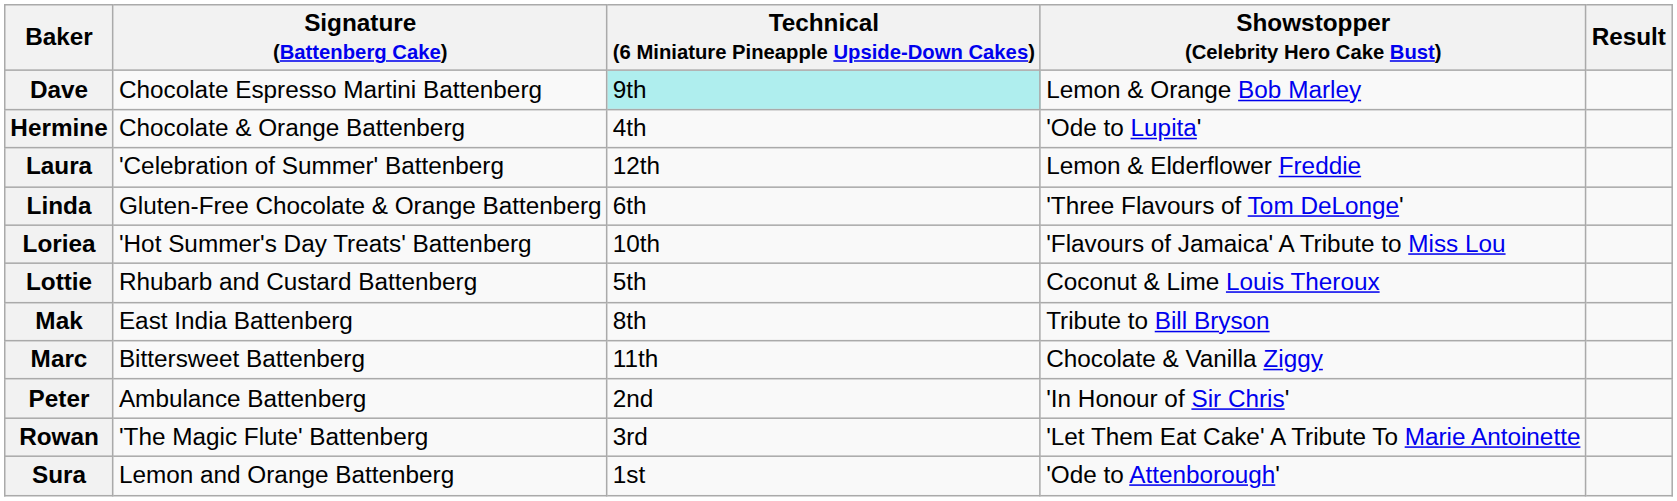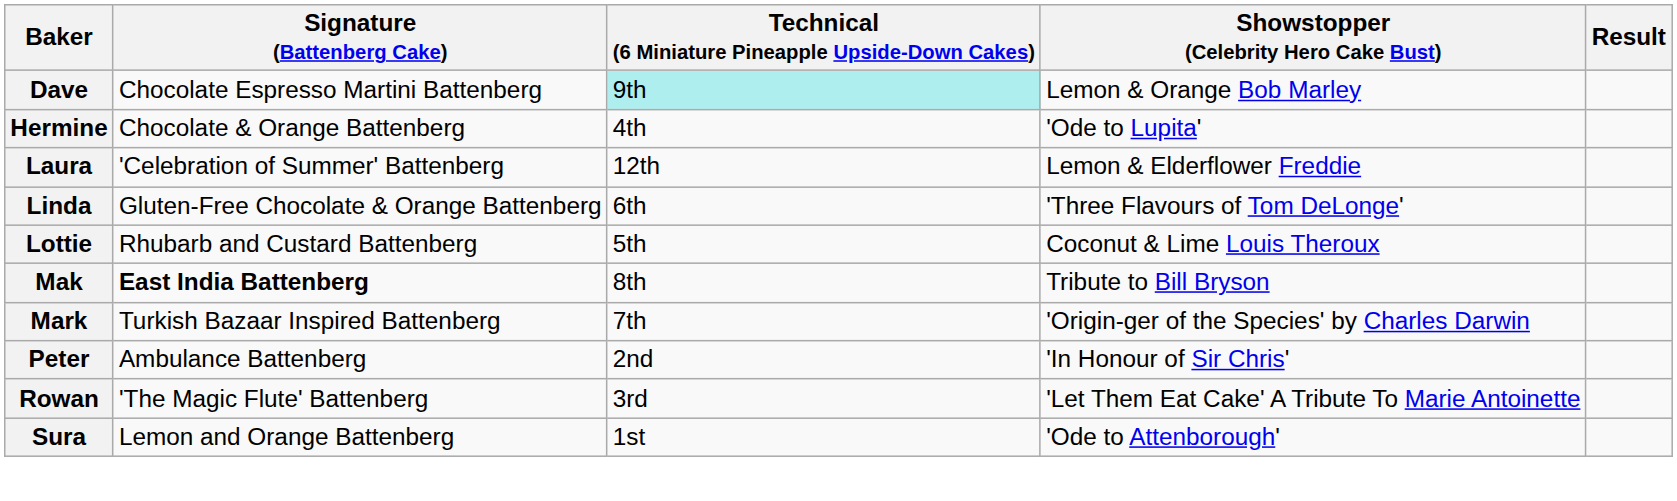- row: (59, 243)
(236, 321) normal -> (244, 282) bold
- row: (59, 359)
+ row: (59, 321)
